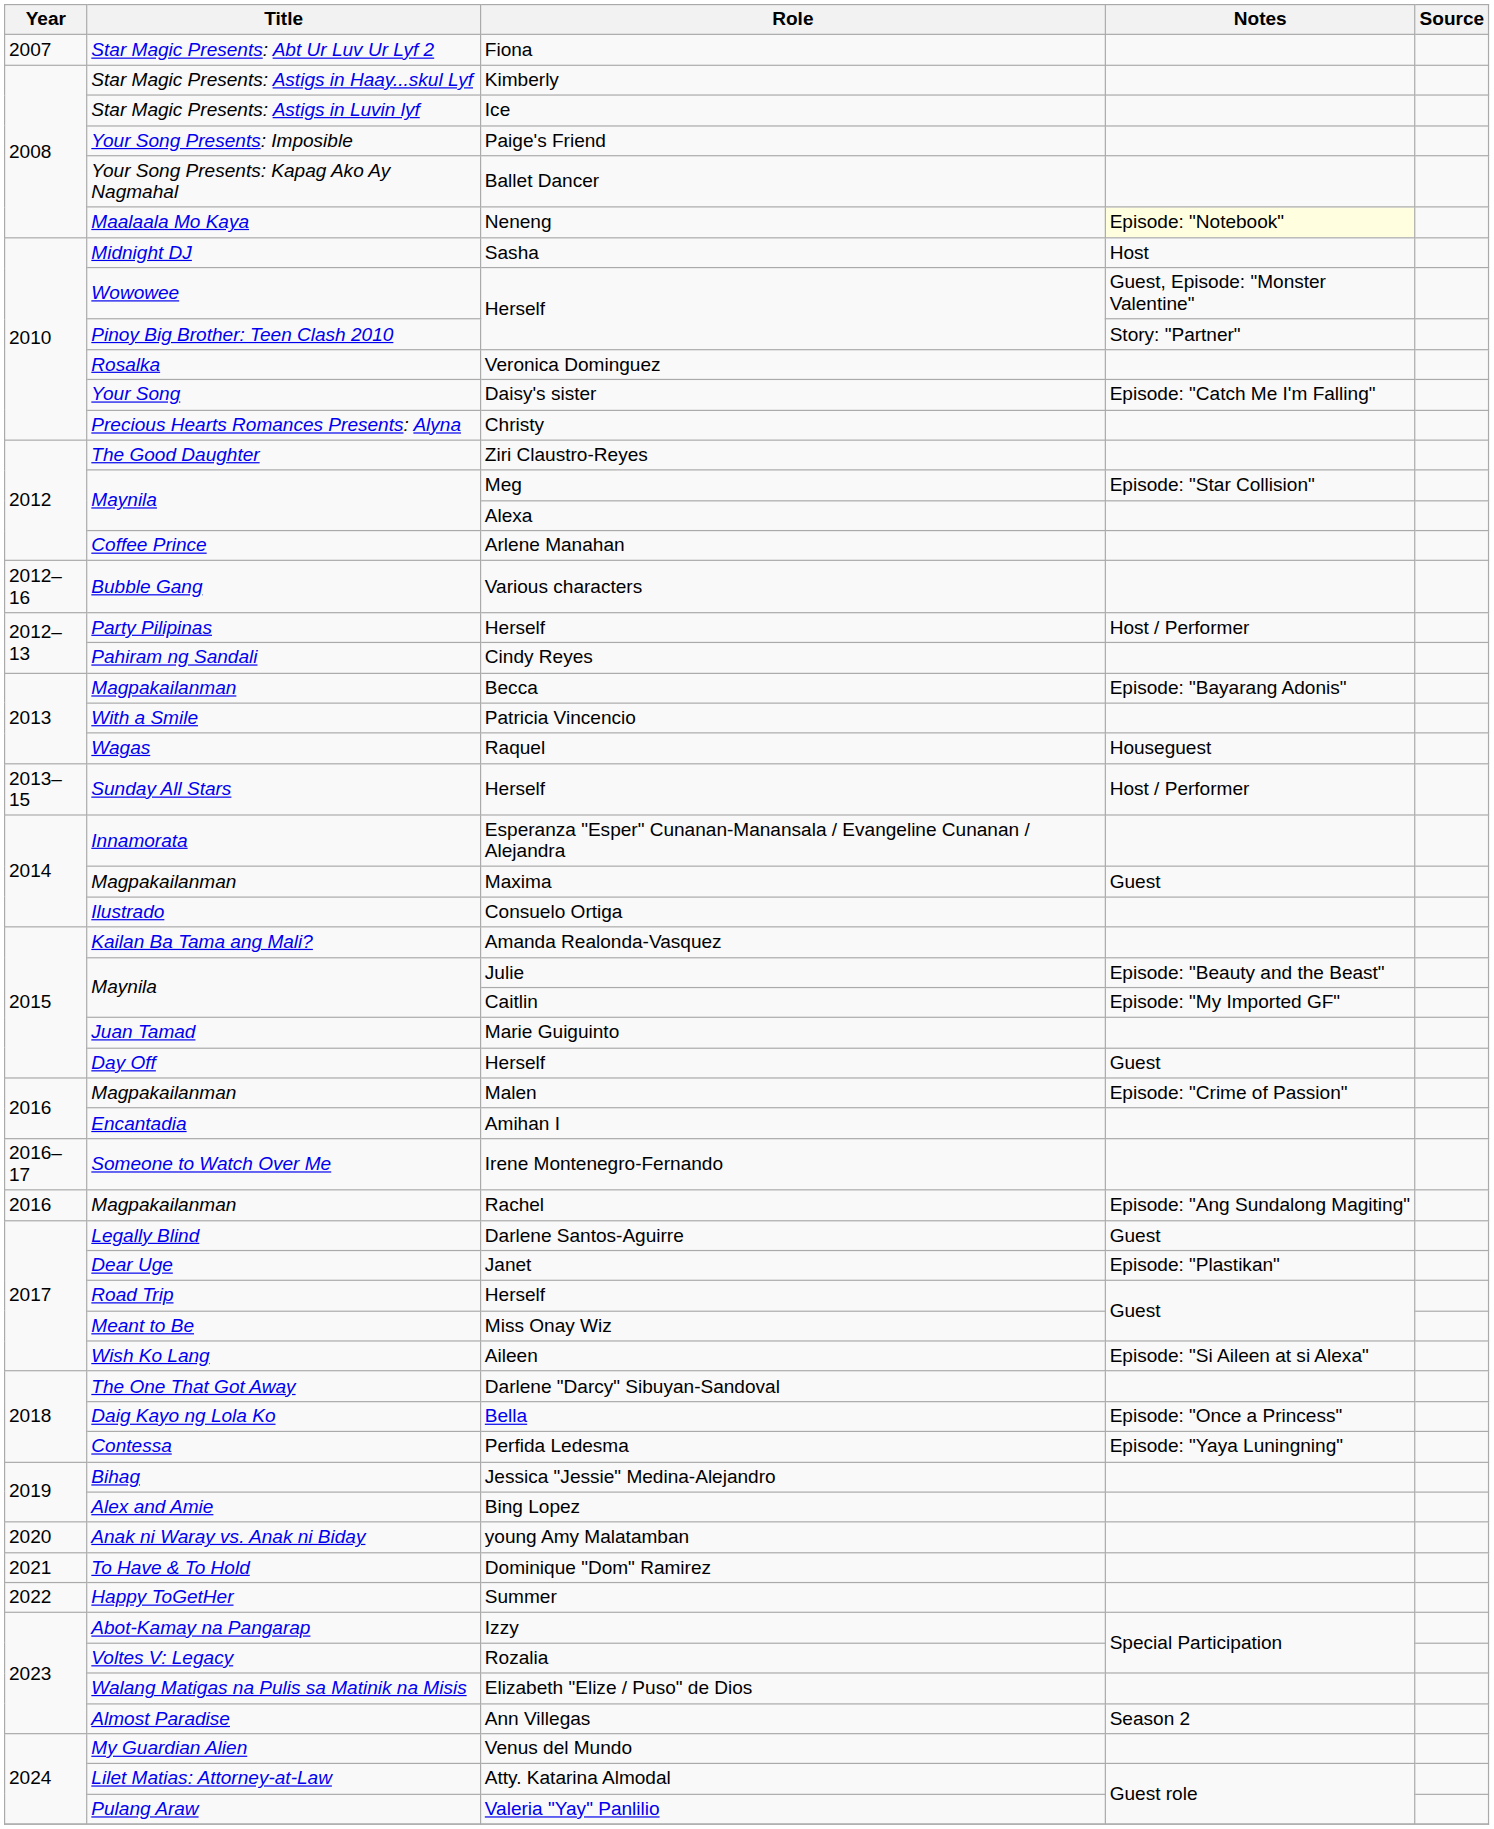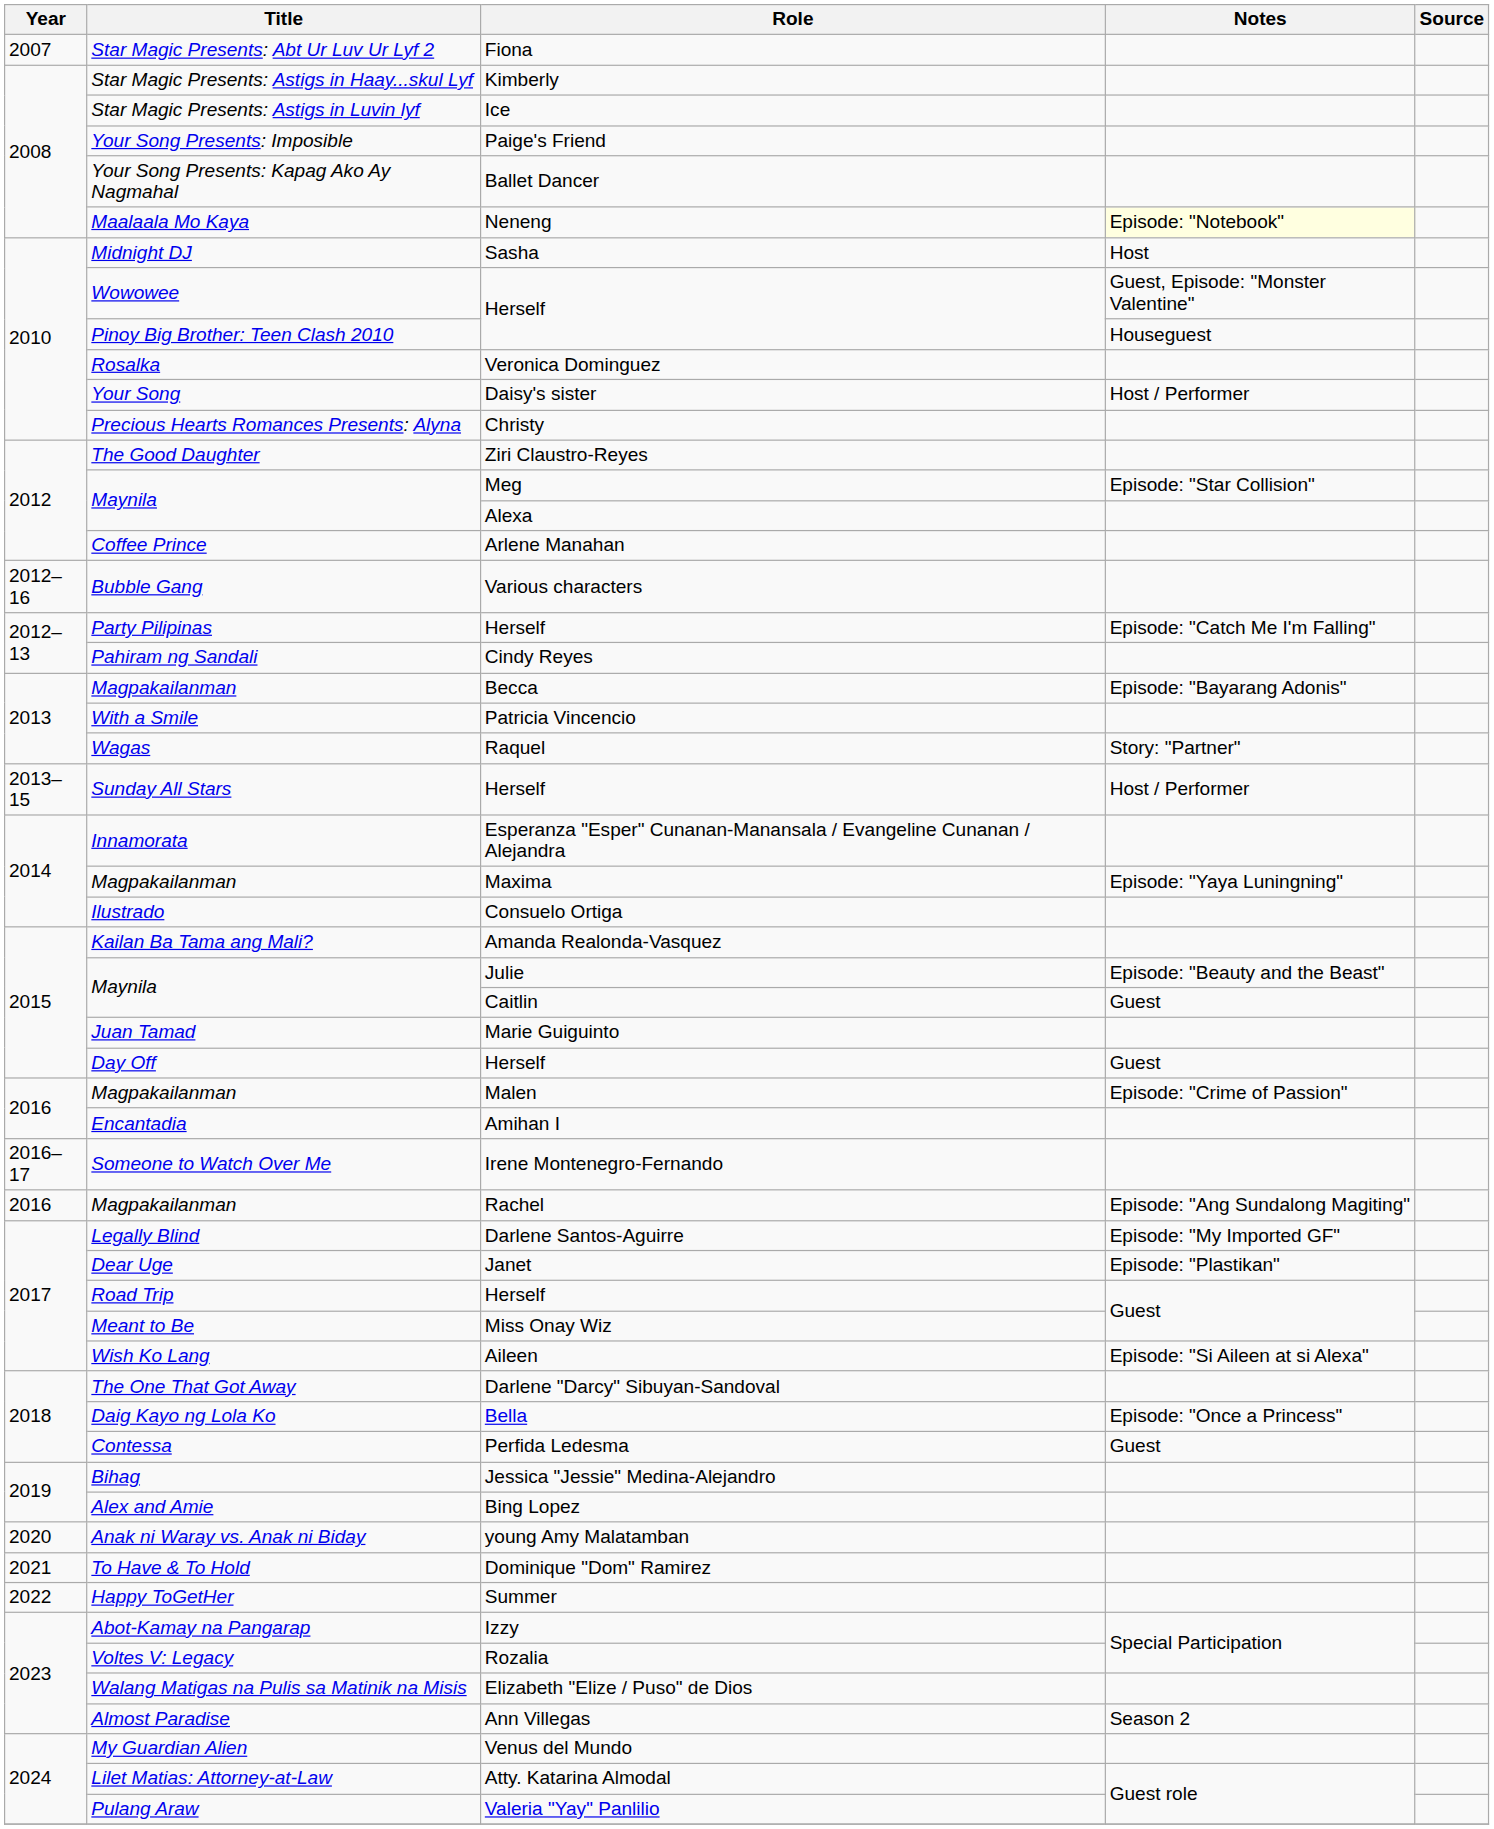(1175, 334) Story: "Partner" -> (1160, 334) Houseguest
(1243, 394) Episode: "Catch Me I'm Falling" -> (1179, 394) Host / Performer
(1179, 627) Host / Performer -> (1243, 627) Episode: "Catch Me I'm Falling"
(1160, 748) Houseguest -> (1175, 748) Story: "Partner"
(1135, 881) Guest -> (1226, 881) Episode: "Yaya Luningning"
(1225, 1002) Episode: "My Imported GF" -> (1135, 1002) Guest
(1135, 1235) Guest -> (1225, 1235) Episode: "My Imported GF"
(1226, 1446) Episode: "Yaya Luningning" -> (1135, 1446) Guest
